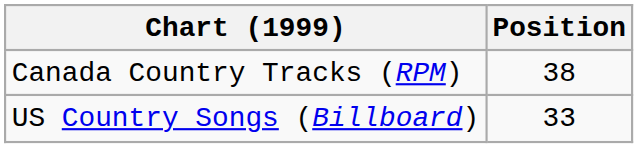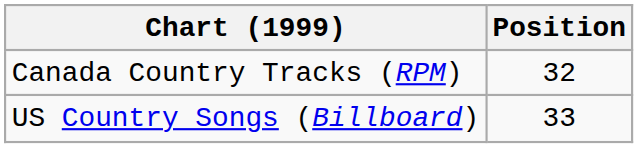(559, 73) 38 -> (559, 73) 32
